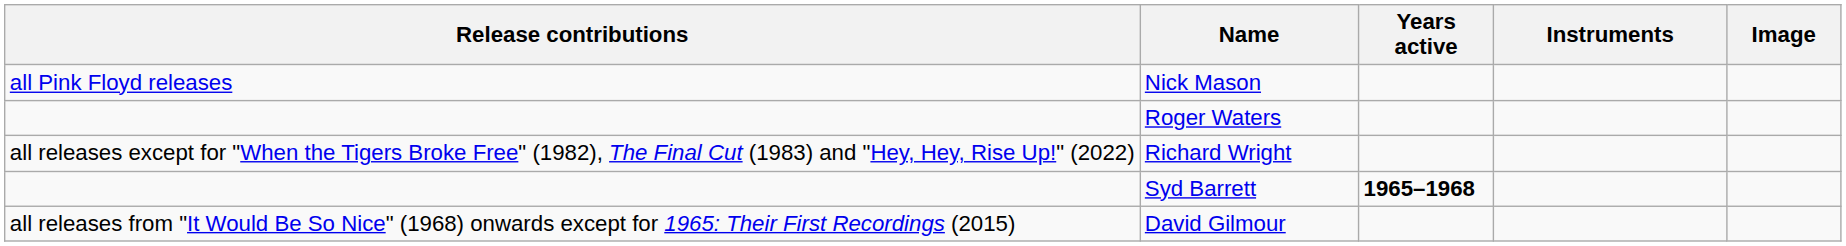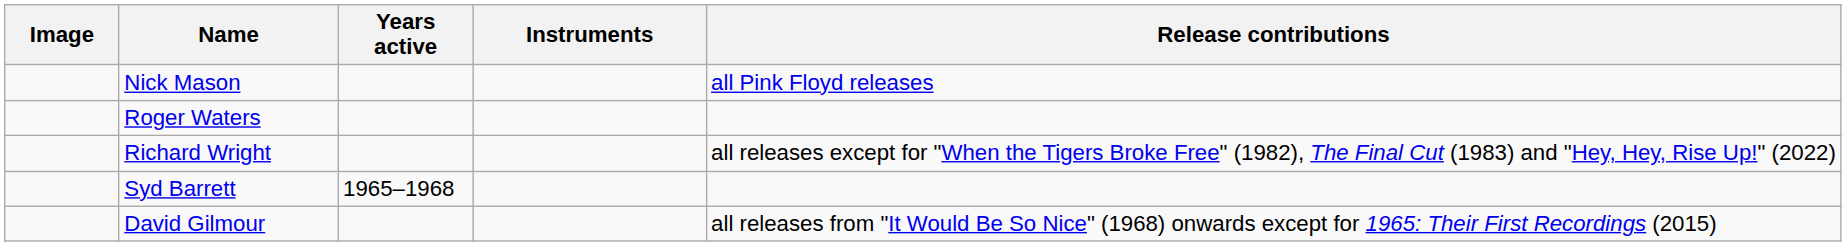columns swapped: (1784, 34) <-> (572, 34)
(1419, 188) bold -> (399, 188) normal
